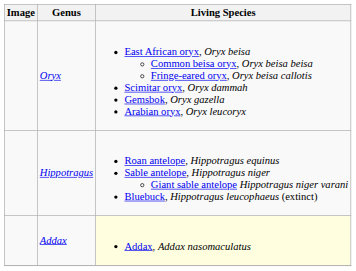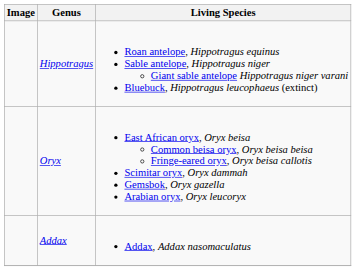rows swapped: (66, 173) <-> (50, 75)
(223, 246) lightyellow background -> (223, 246) no background
